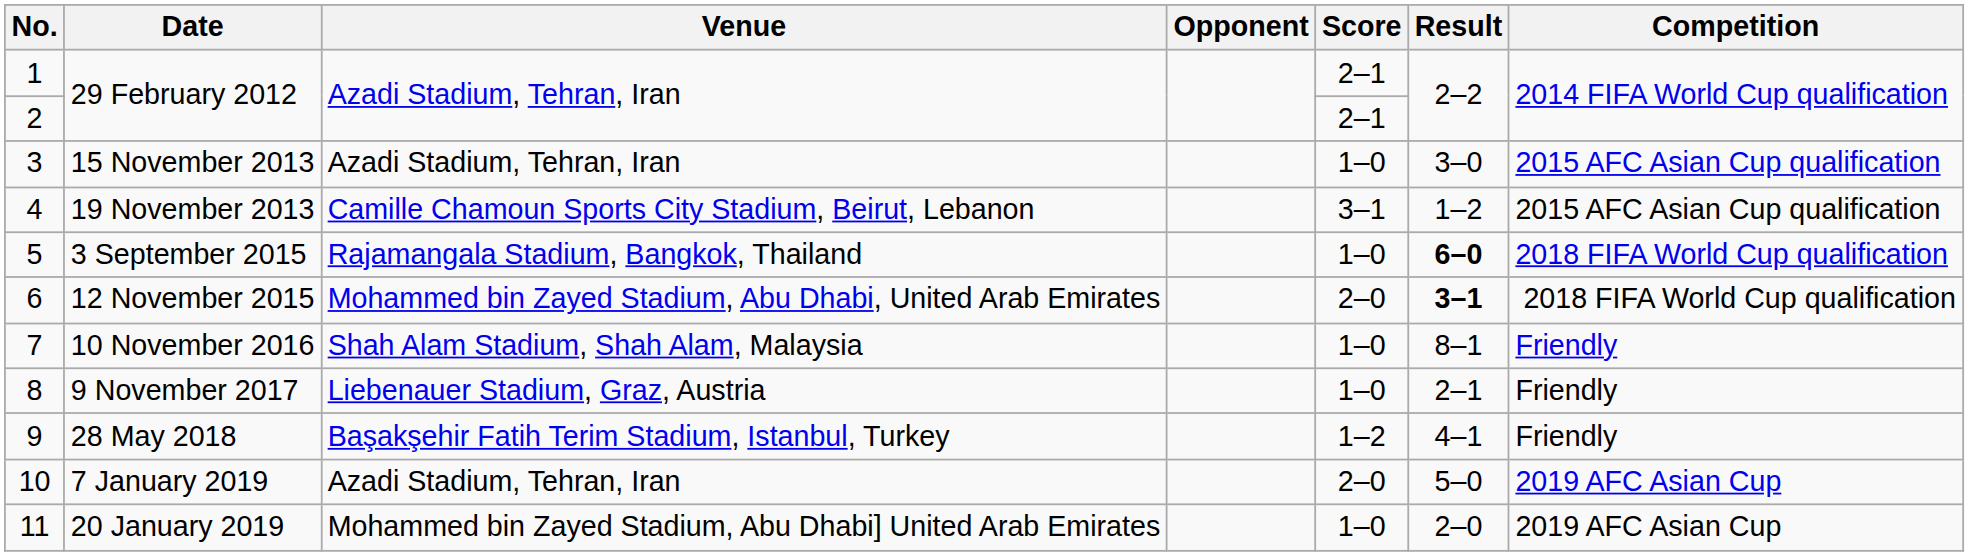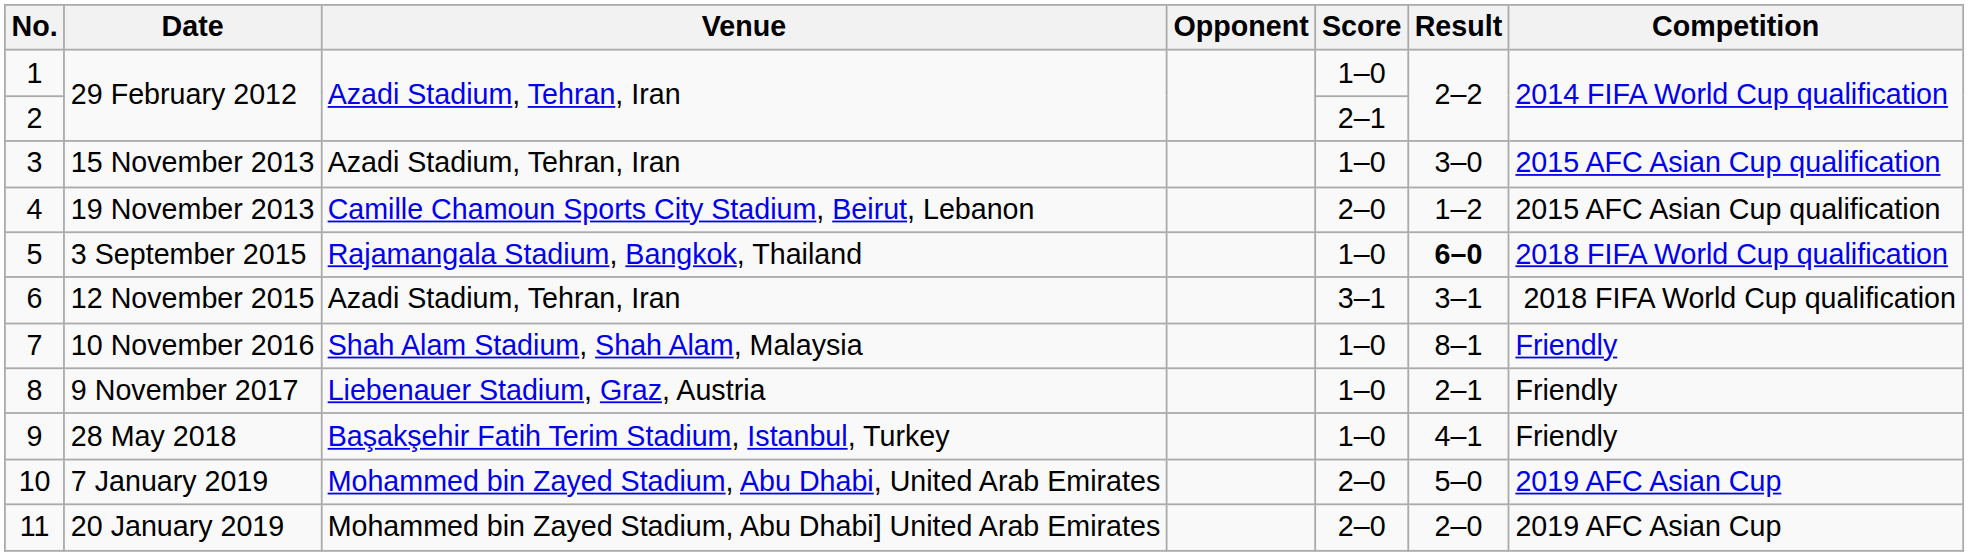(1362, 72) 2–1 -> (1362, 72) 1–0
(1362, 208) 3–1 -> (1362, 208) 2–0
(744, 299) Mohammed bin Zayed Stadium, Abu Dhabi, United Arab Emirates -> (504, 299) Azadi Stadium, Tehran, Iran
(1362, 299) 2–0 -> (1362, 299) 3–1
(1458, 299) bold -> (1458, 299) normal
(1362, 436) 1–2 -> (1362, 436) 1–0
(504, 481) Azadi Stadium, Tehran, Iran -> (744, 481) Mohammed bin Zayed Stadium, Abu Dhabi, United Arab Emirates
(1362, 526) 1–0 -> (1362, 526) 2–0
